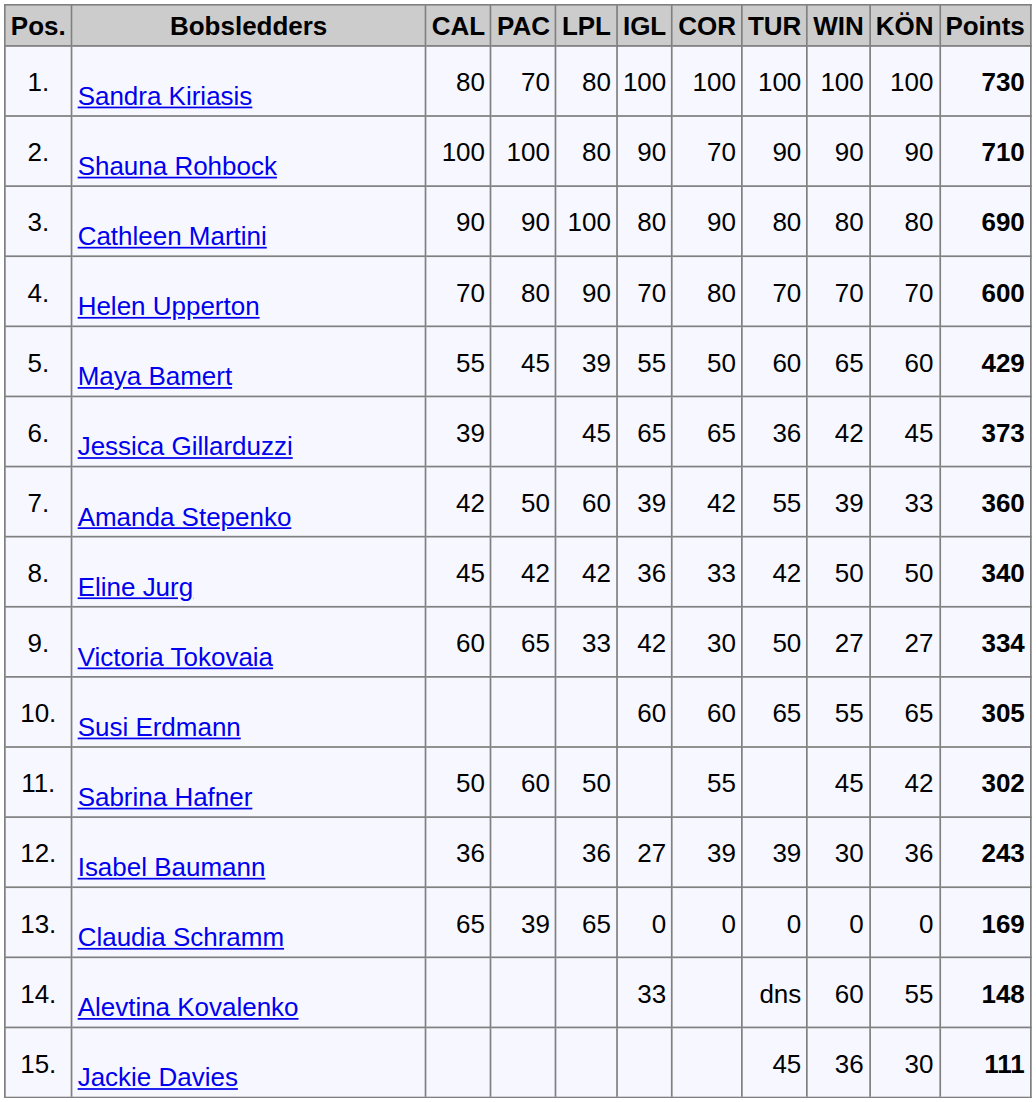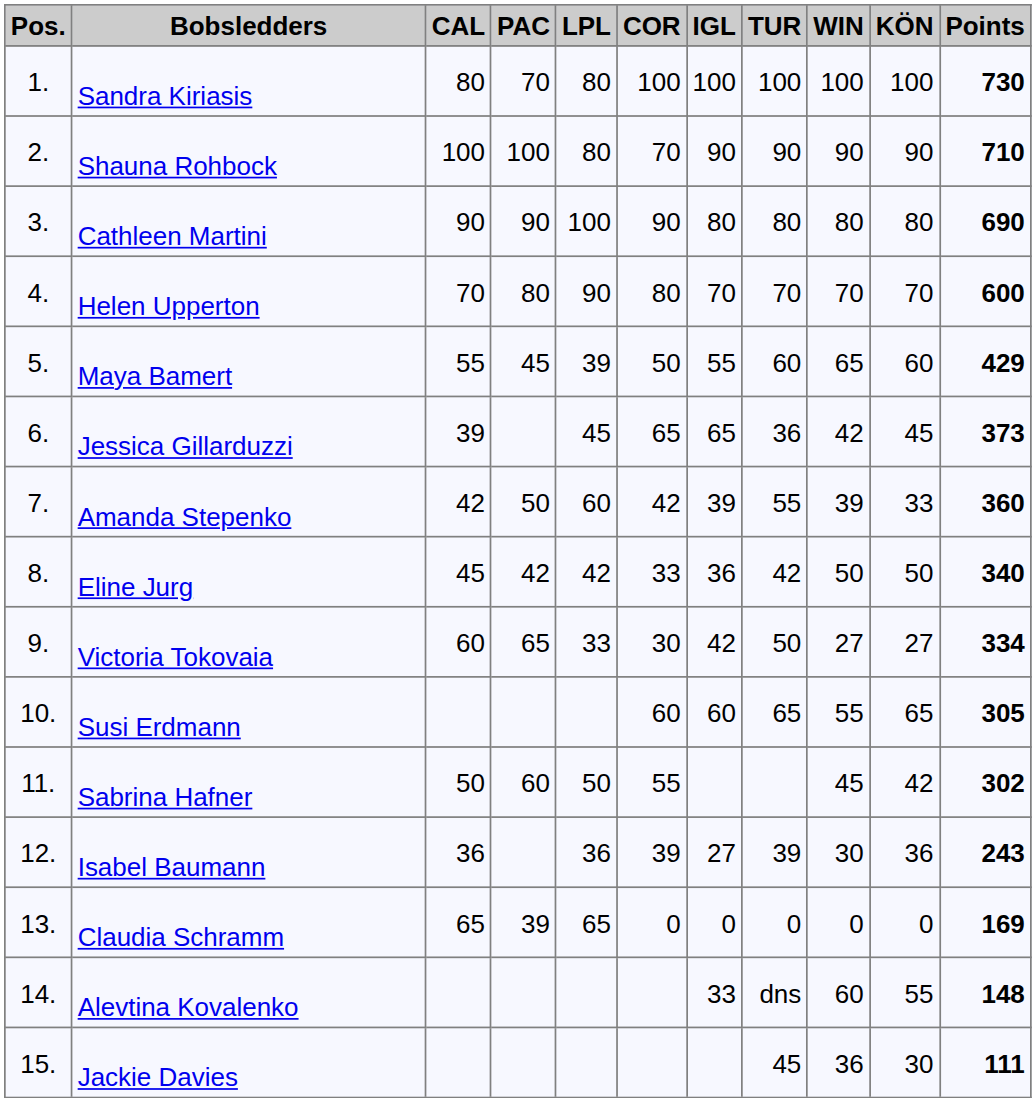columns swapped: (707, 25) <-> (645, 25)
